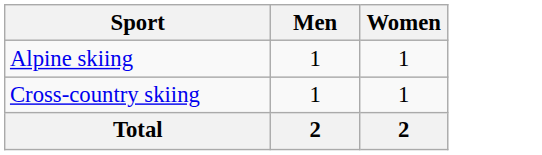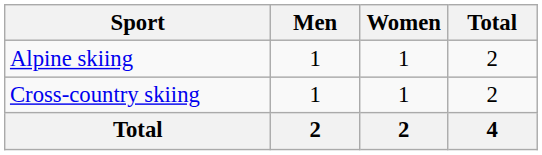+ column: (492, 22)
